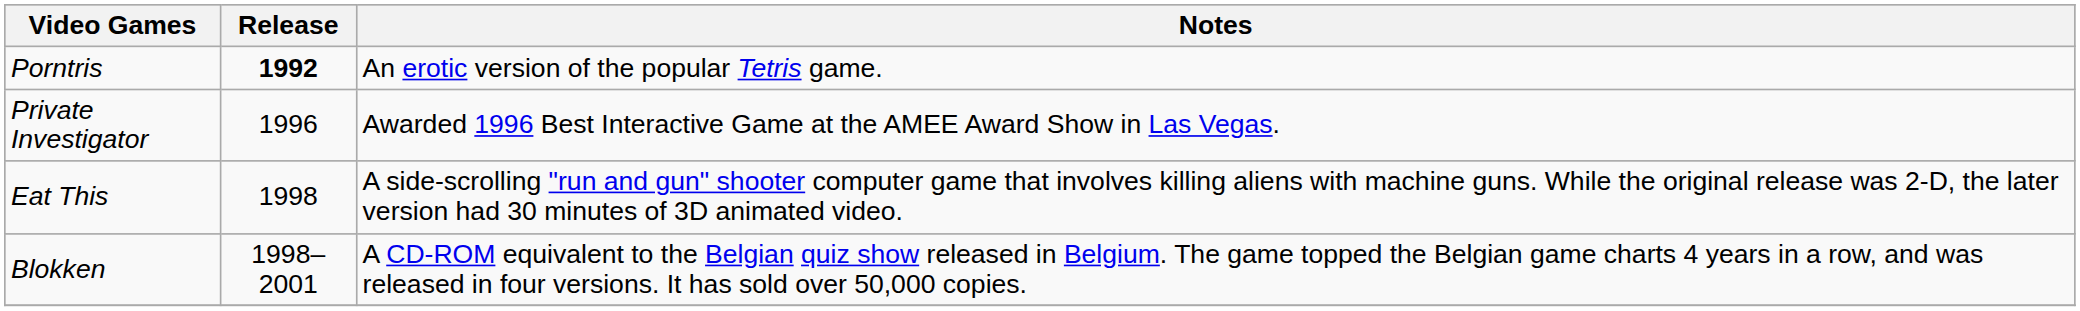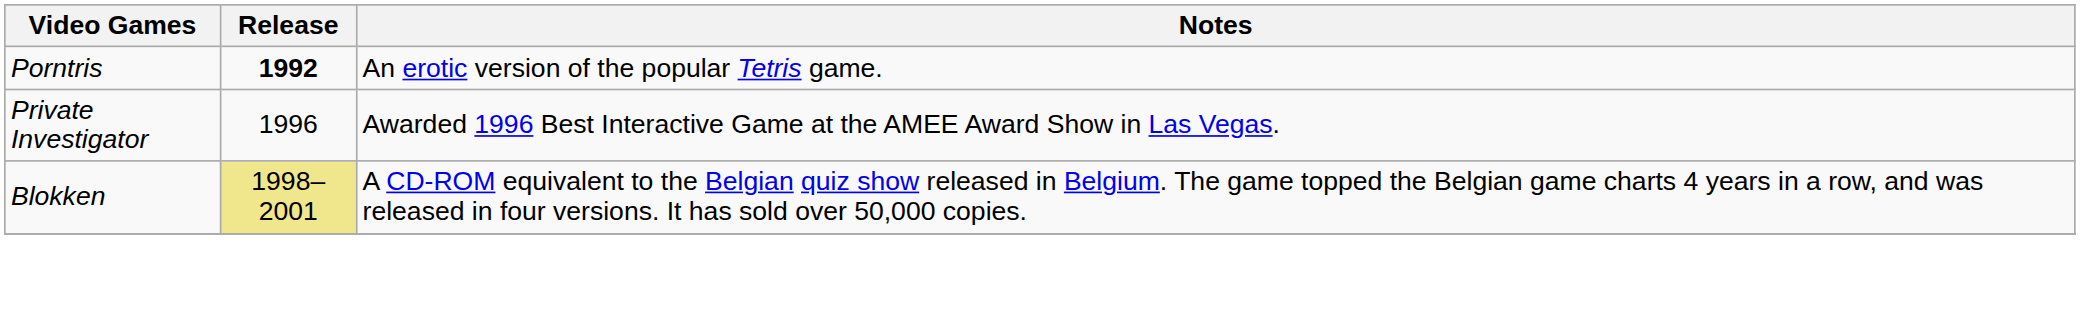- row: (60, 196)
(288, 268) no background -> (288, 196) khaki background
